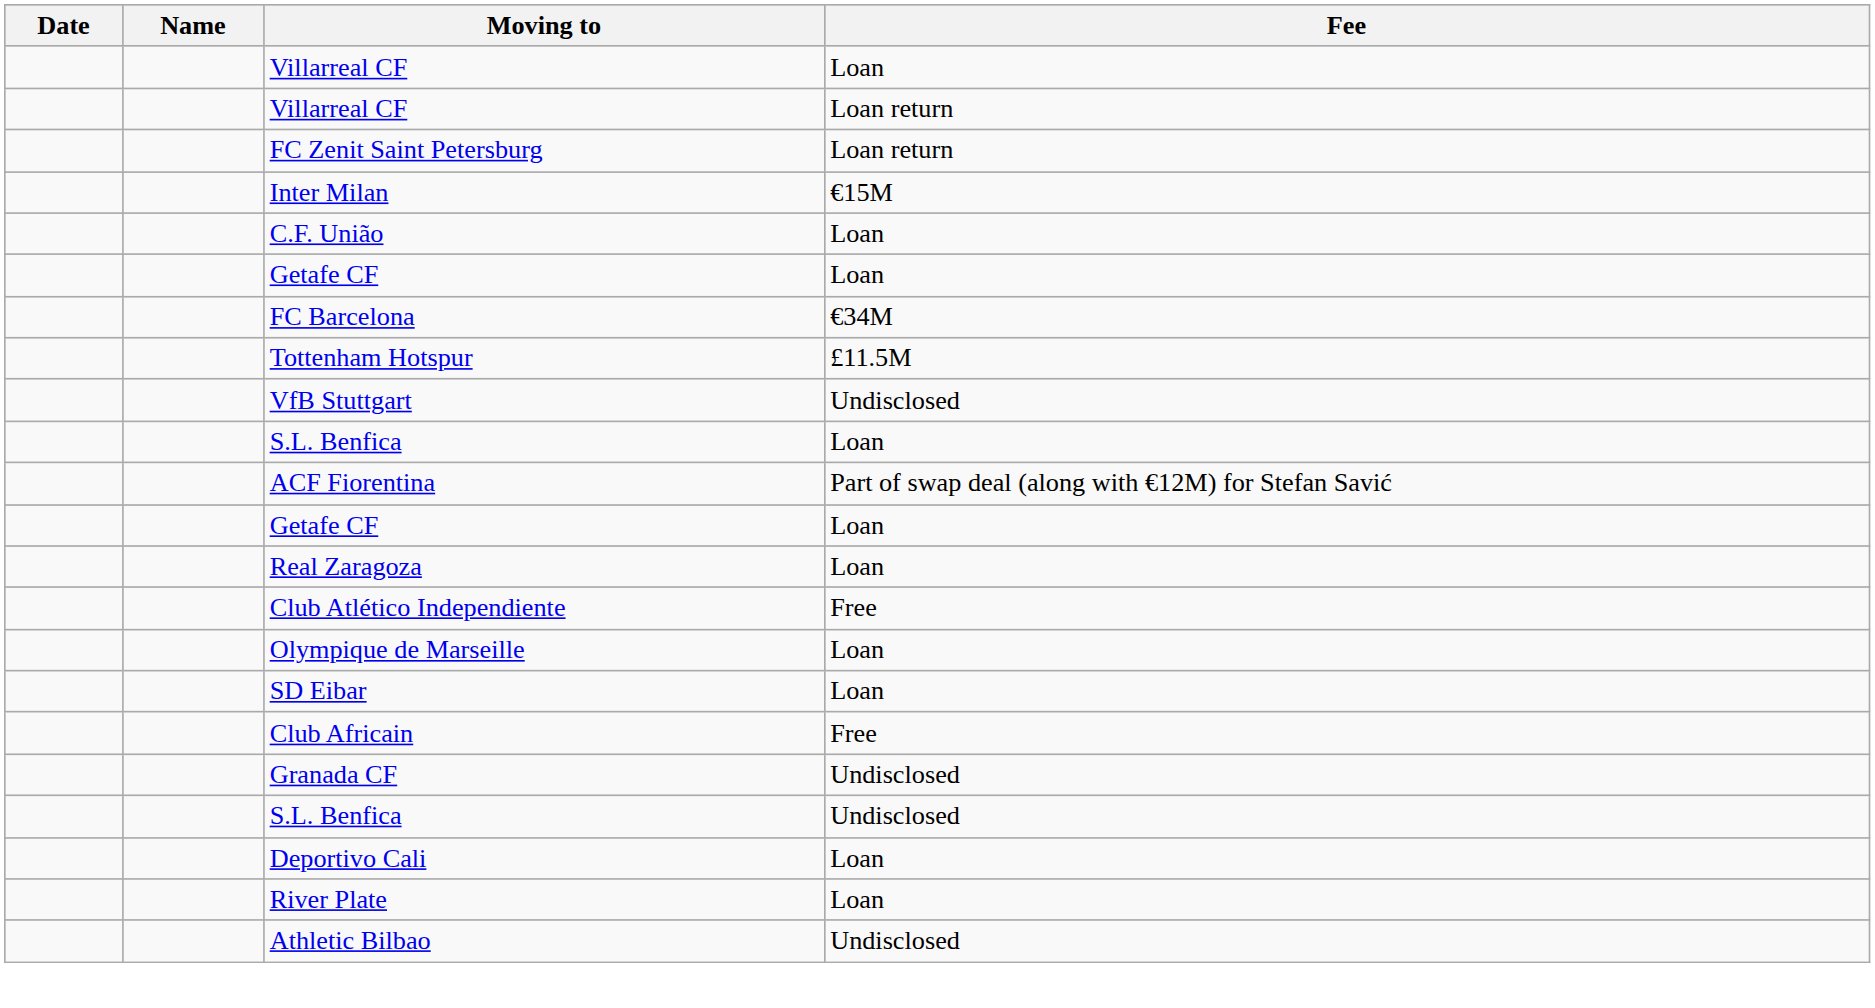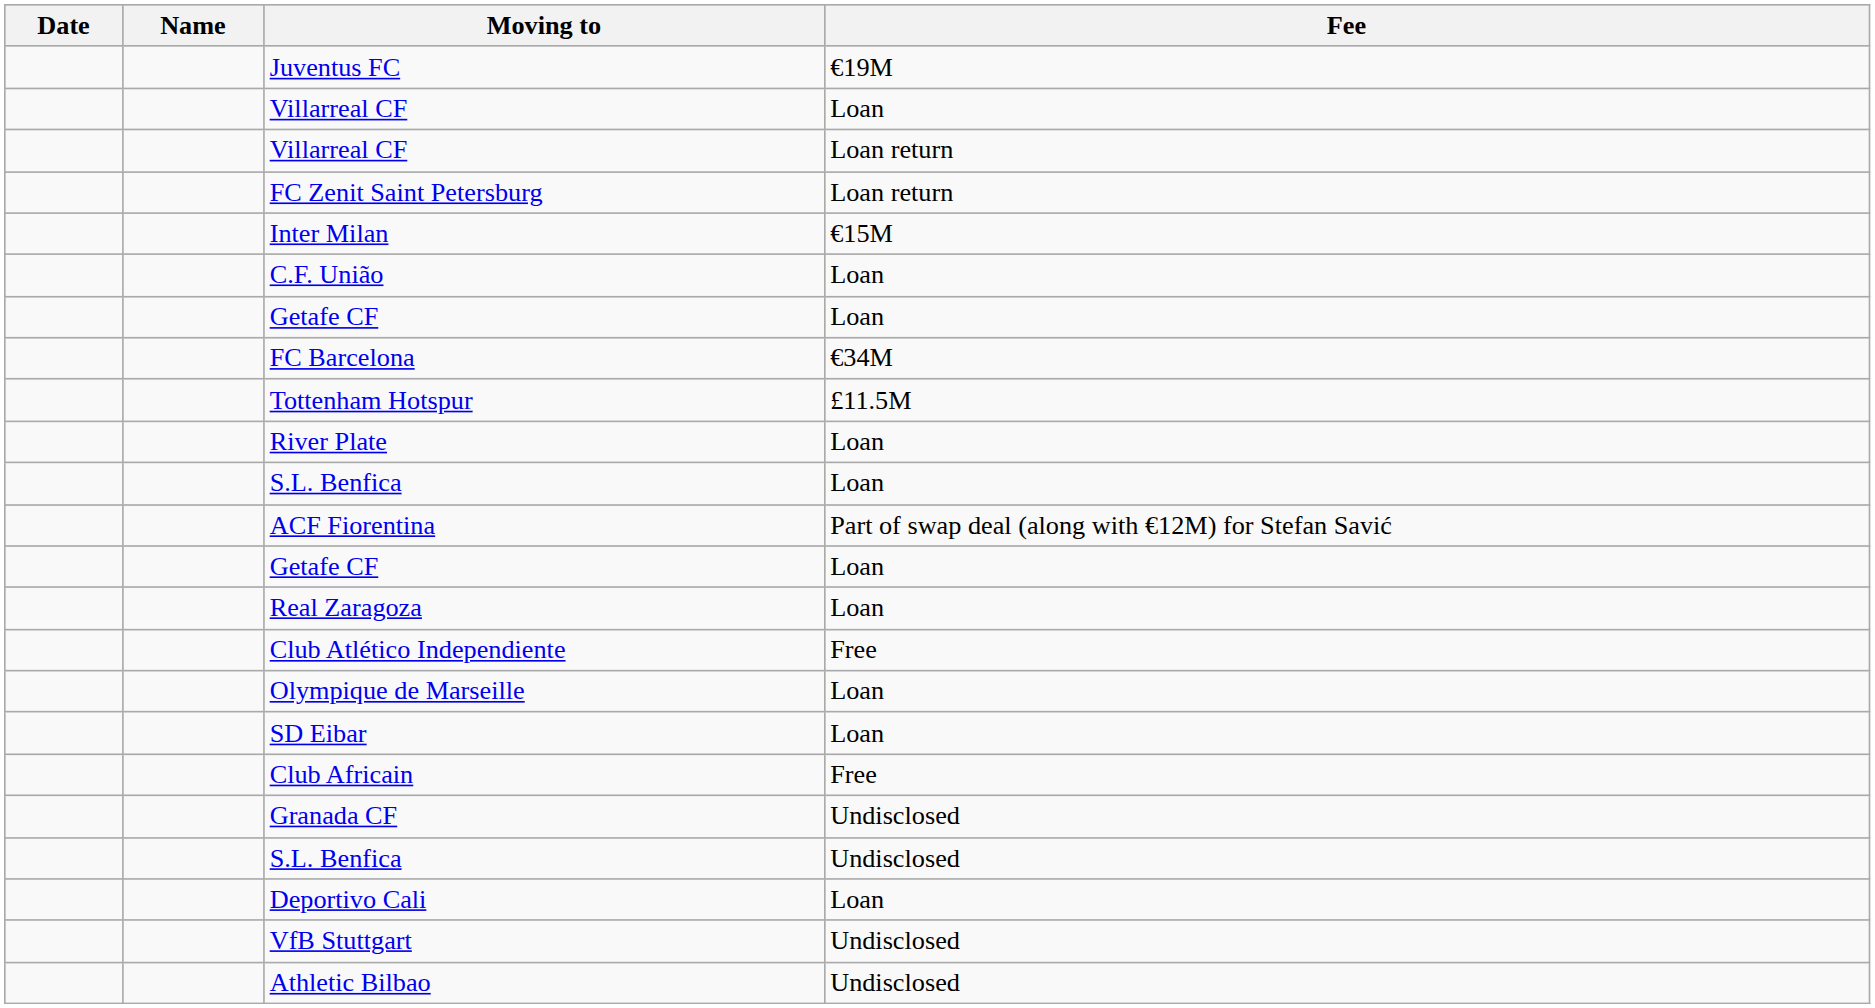+ row: (335, 66)
rows swapped: (341, 399) <-> (328, 899)
